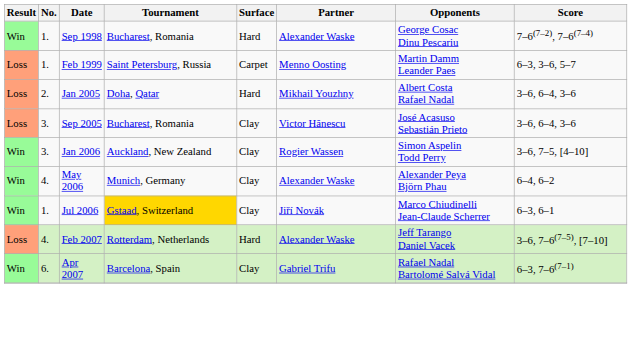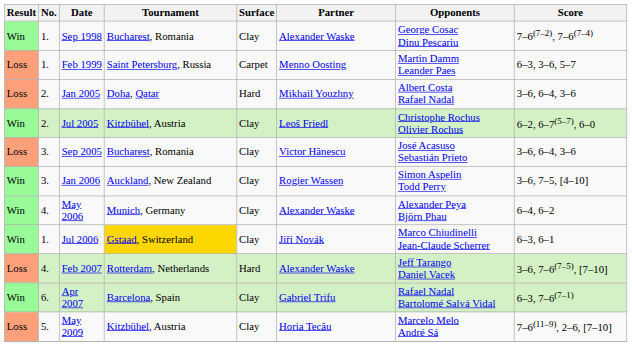(250, 36) Hard -> (249, 36) Clay
+ row: (80, 123)
+ row: (72, 326)
